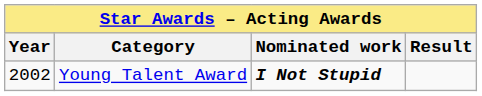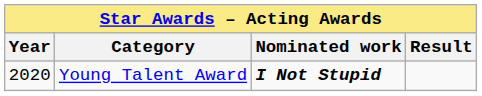(30, 76) 2002 -> (30, 76) 2020
